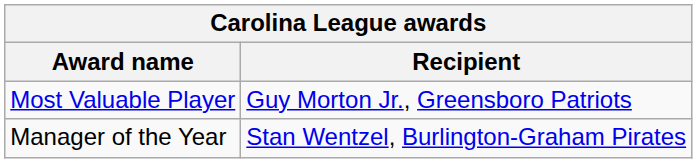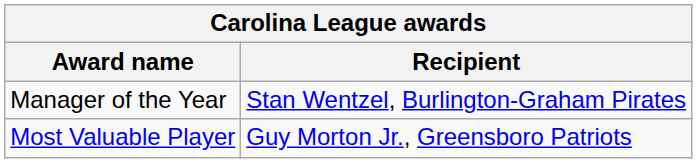rows swapped: (123, 99) <-> (118, 137)
